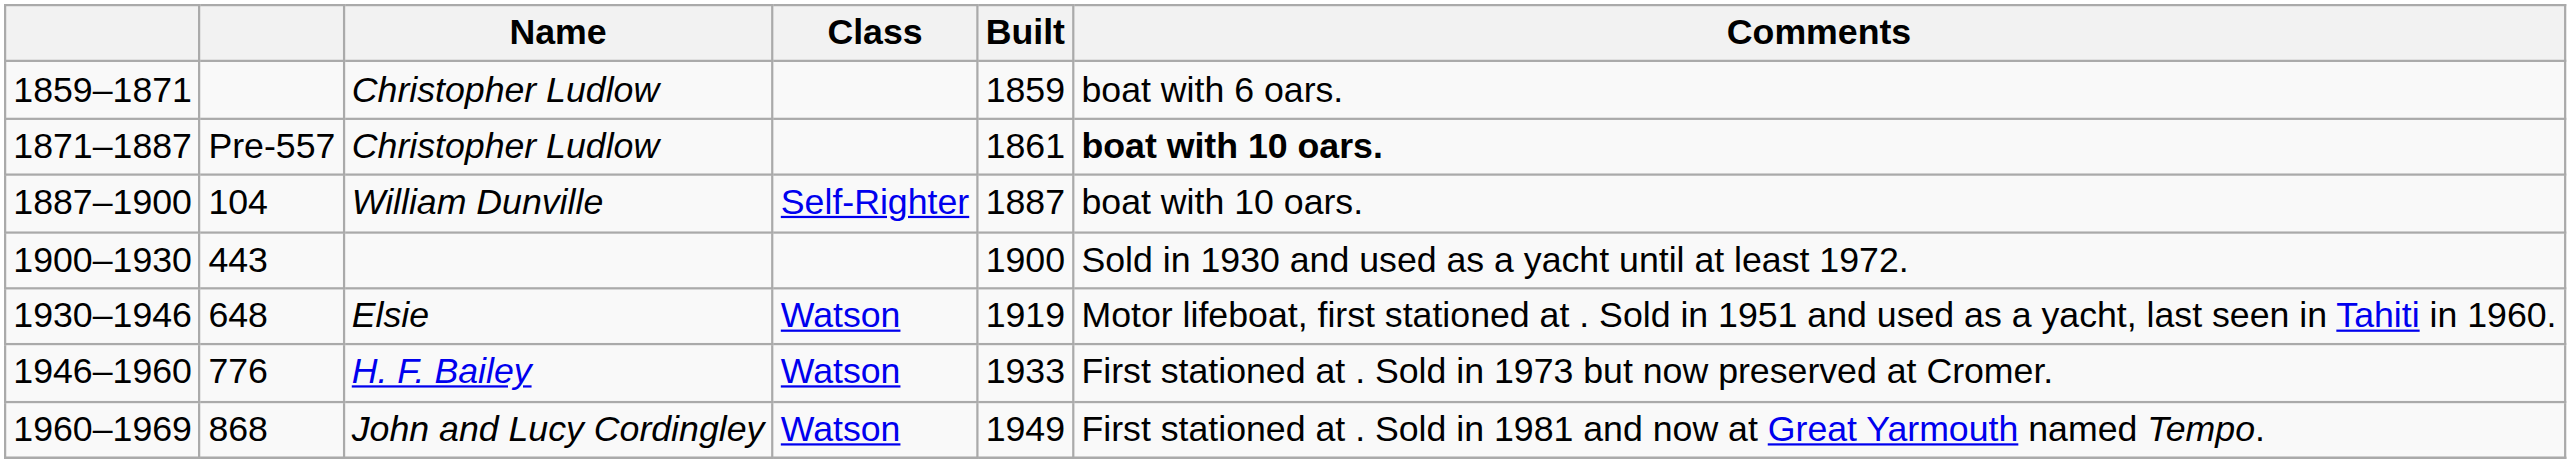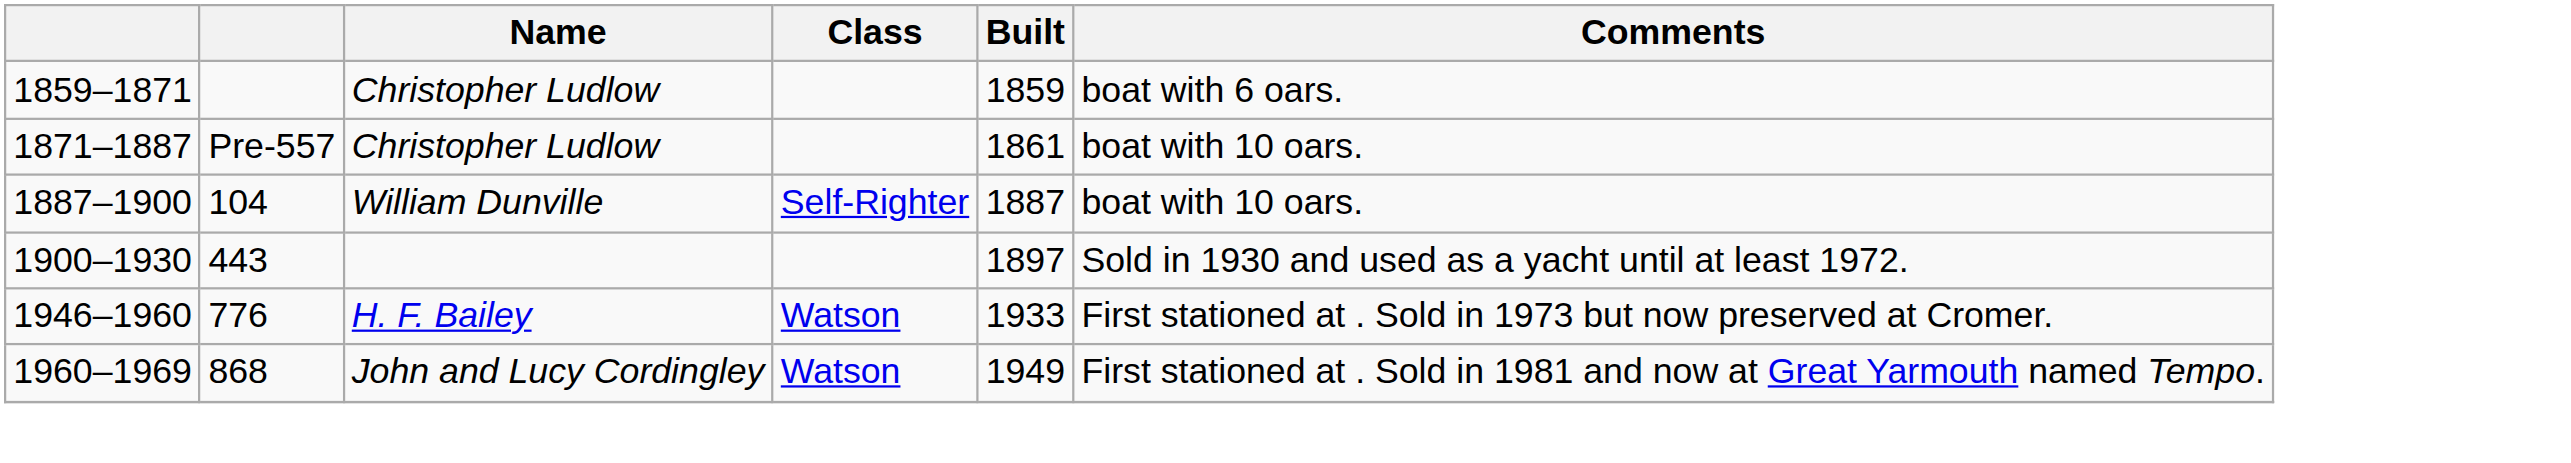(1232, 145) bold -> (1222, 145) normal
(1025, 259) 1900 -> (1025, 259) 1897
- row: (103, 315)
